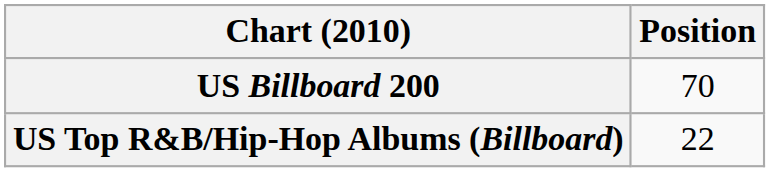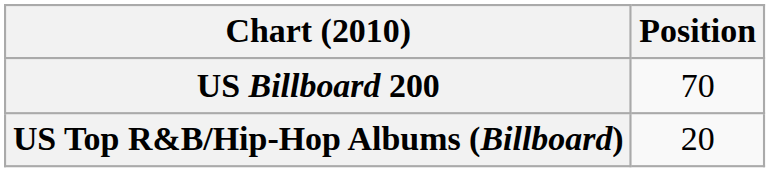(698, 138) 22 -> (698, 138) 20
